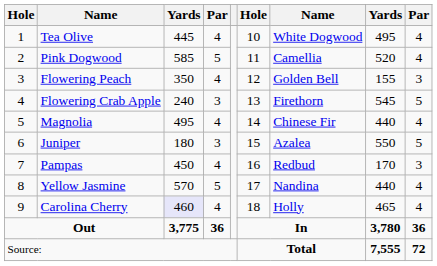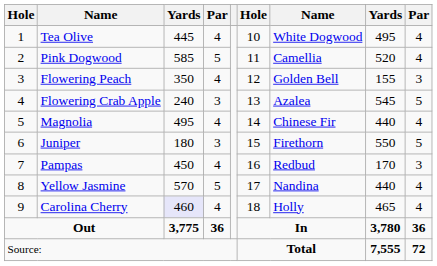(298, 100) Firethorn -> (292, 100) Azalea
(292, 143) Azalea -> (298, 143) Firethorn
